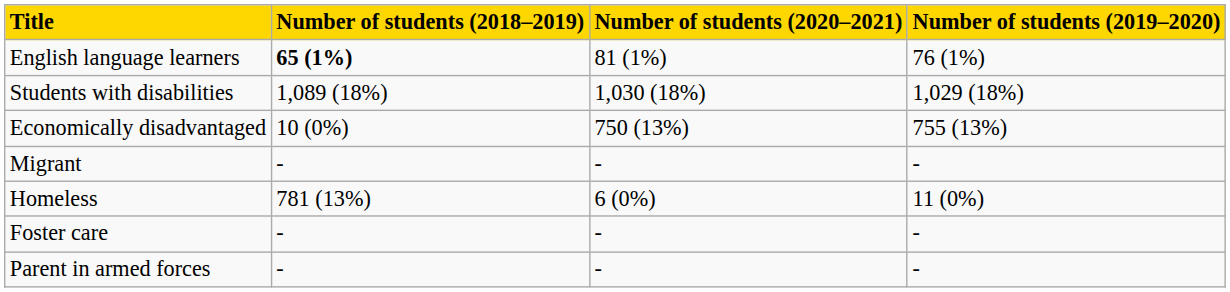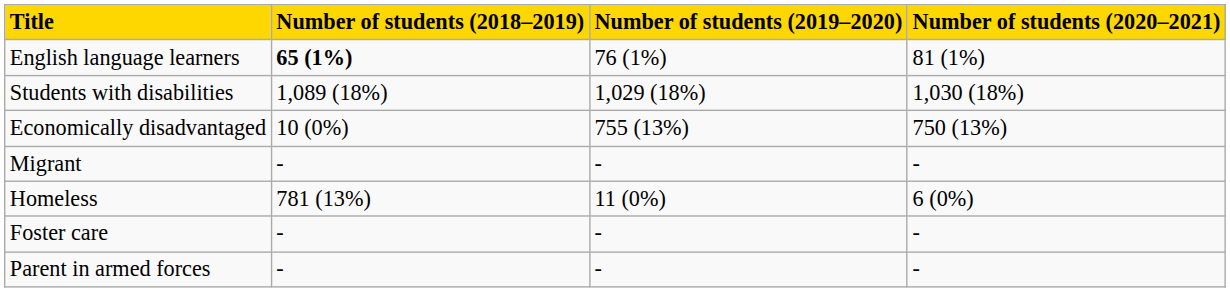columns swapped: (1067, 22) <-> (748, 22)
